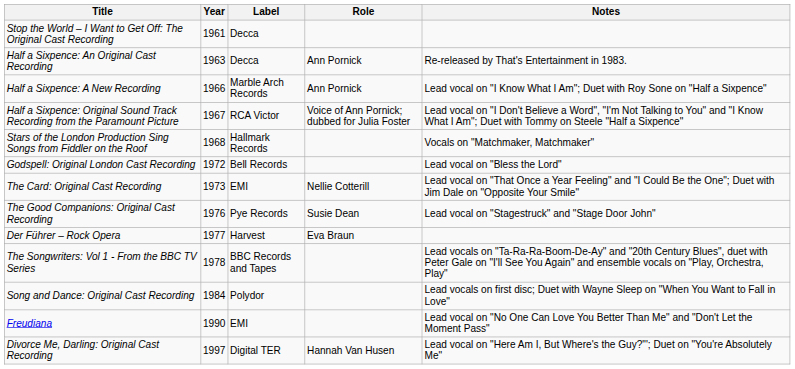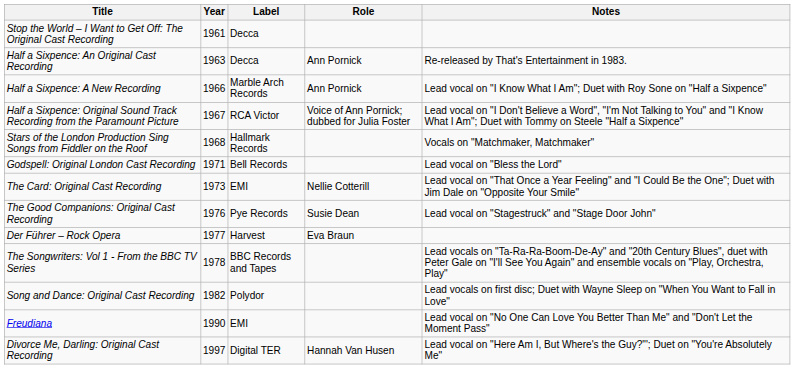(214, 165) 1972 -> (214, 165) 1971
(214, 296) 1984 -> (214, 296) 1982
